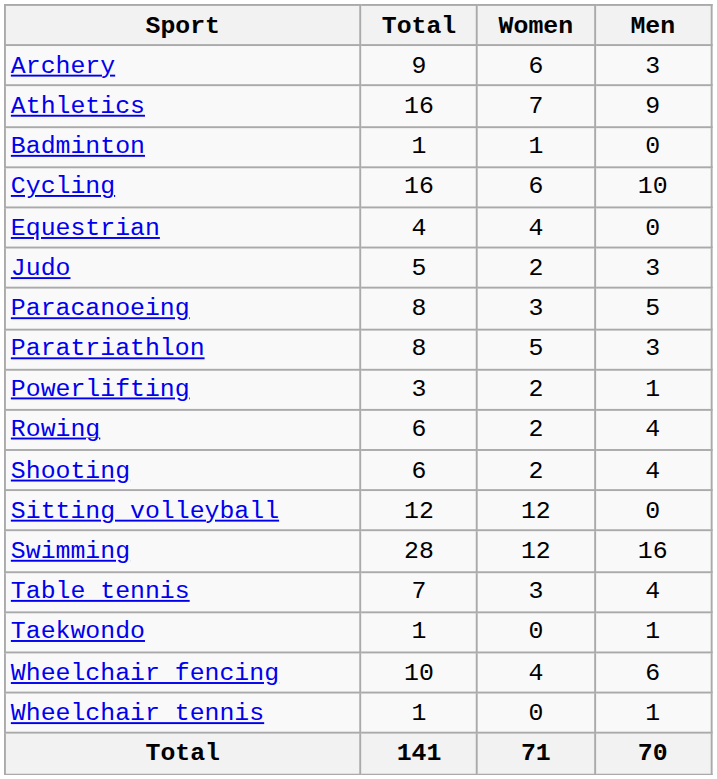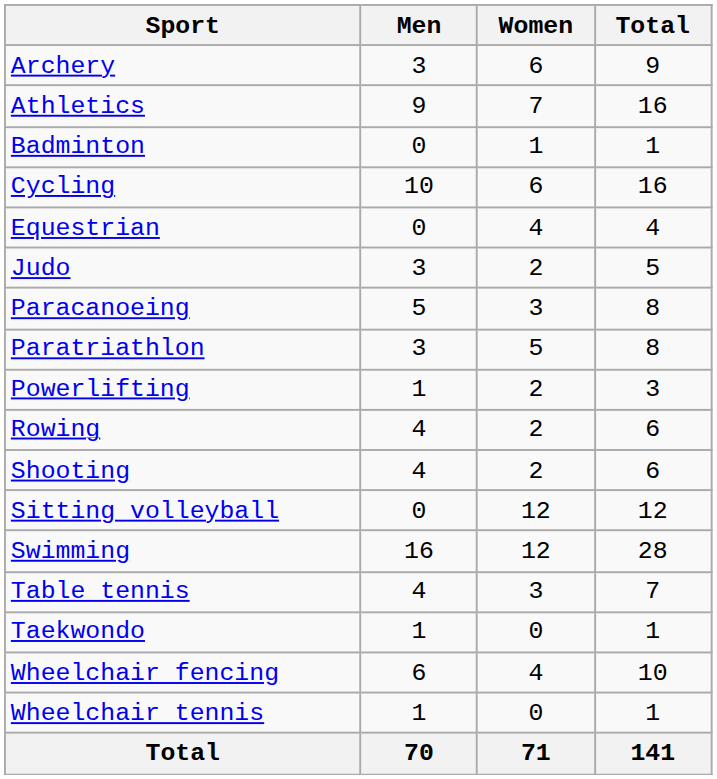columns swapped: (653, 25) <-> (419, 25)
